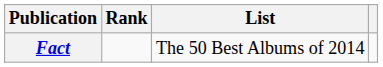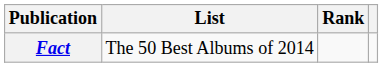columns swapped: (260, 18) <-> (127, 18)
